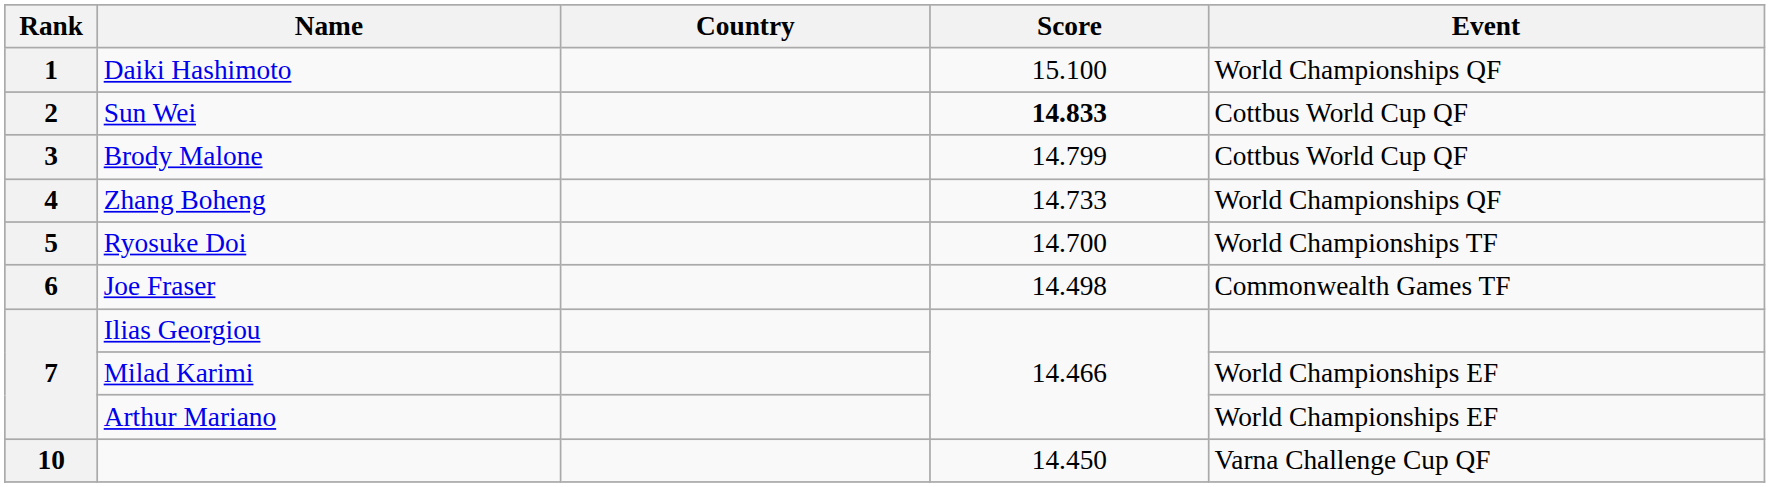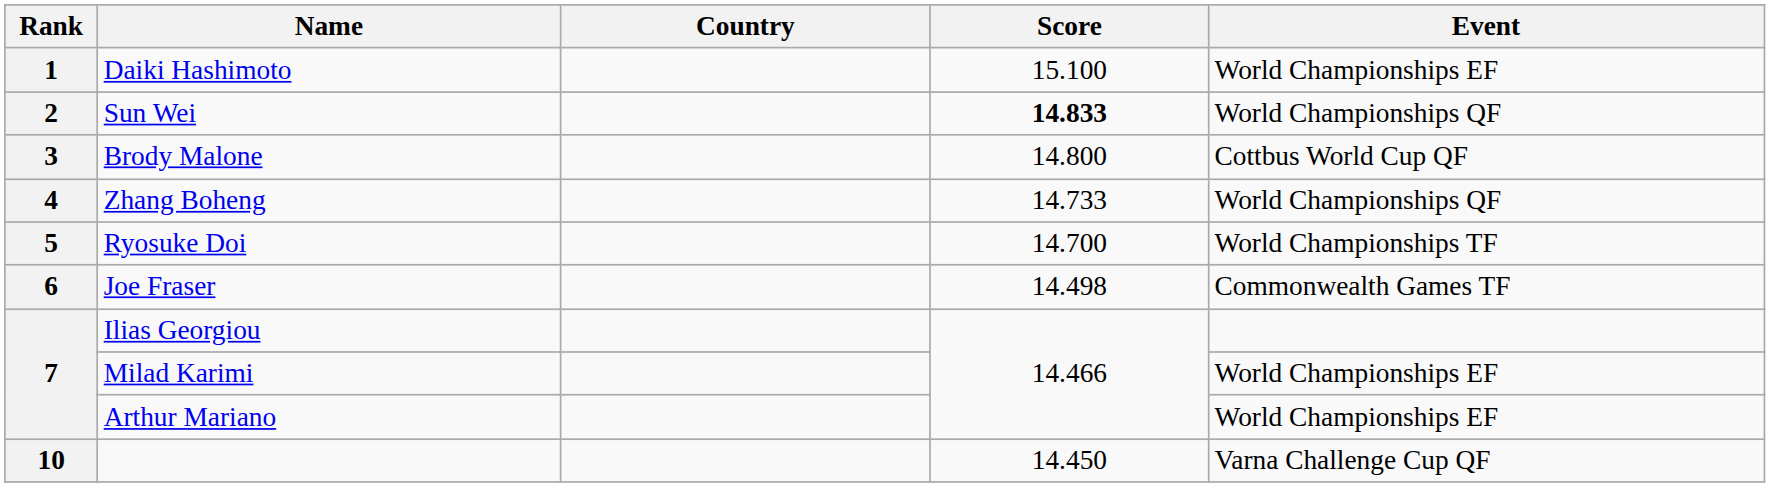(1358, 69) World Championships QF -> (1356, 69) World Championships EF
(1341, 112) Cottbus World Cup QF -> (1358, 112) World Championships QF
(1069, 156) 14.799 -> (1069, 156) 14.800
